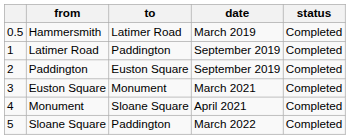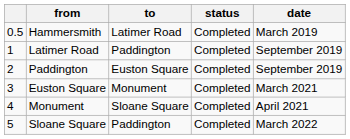columns swapped: (314, 13) <-> (237, 13)
